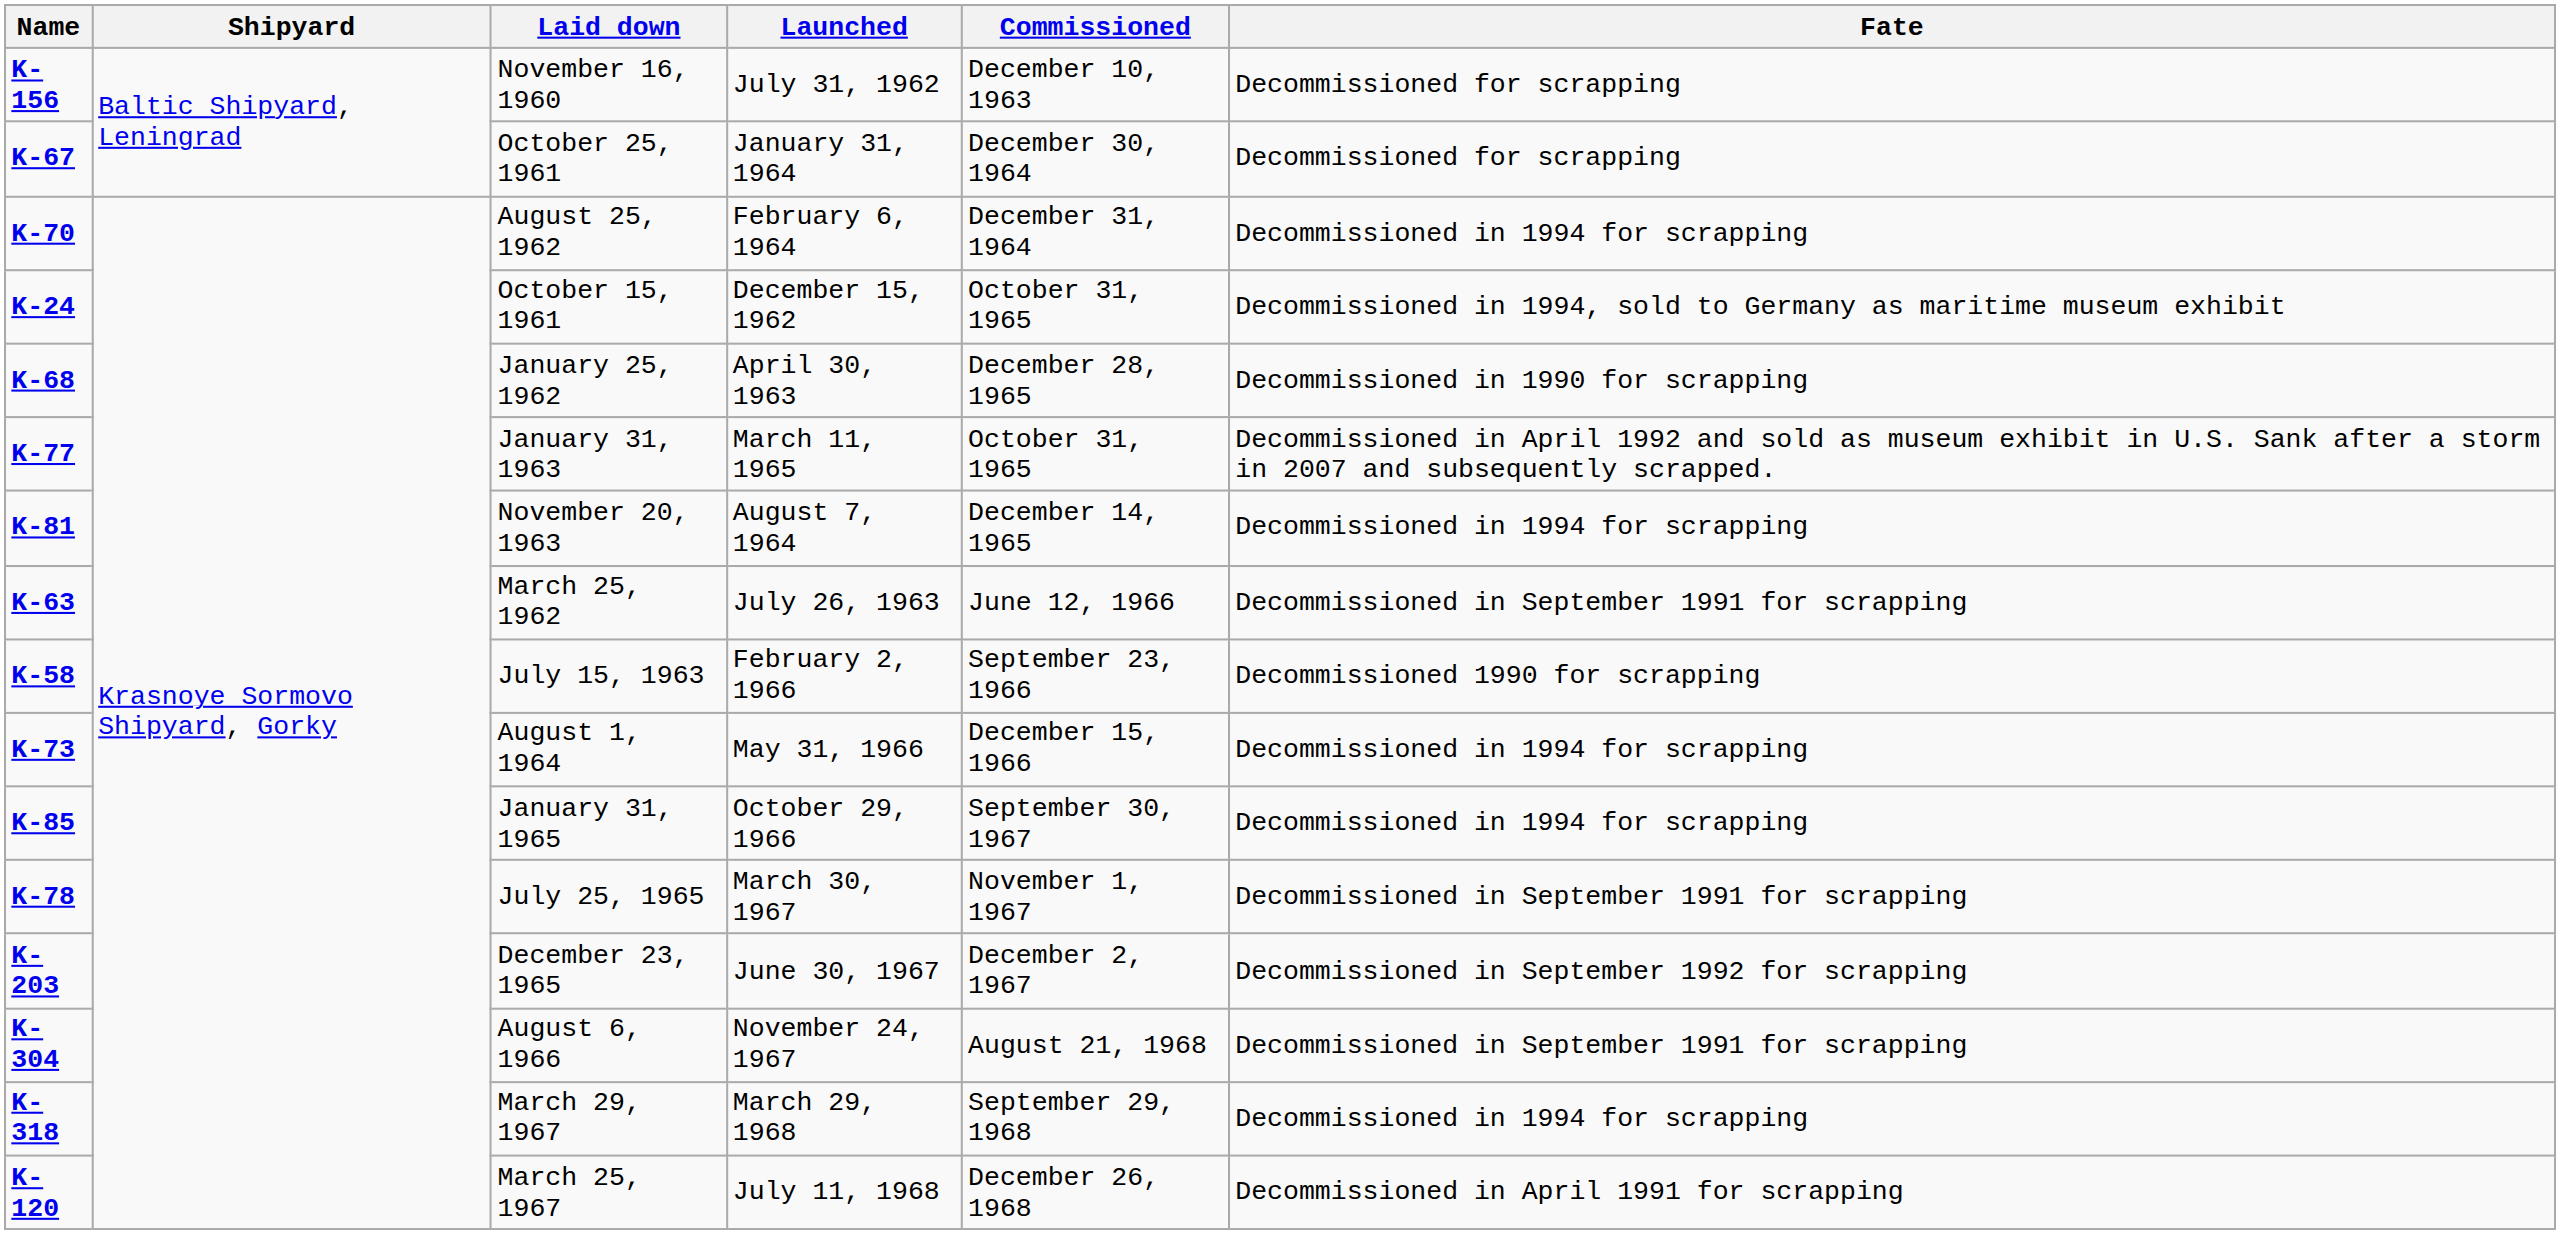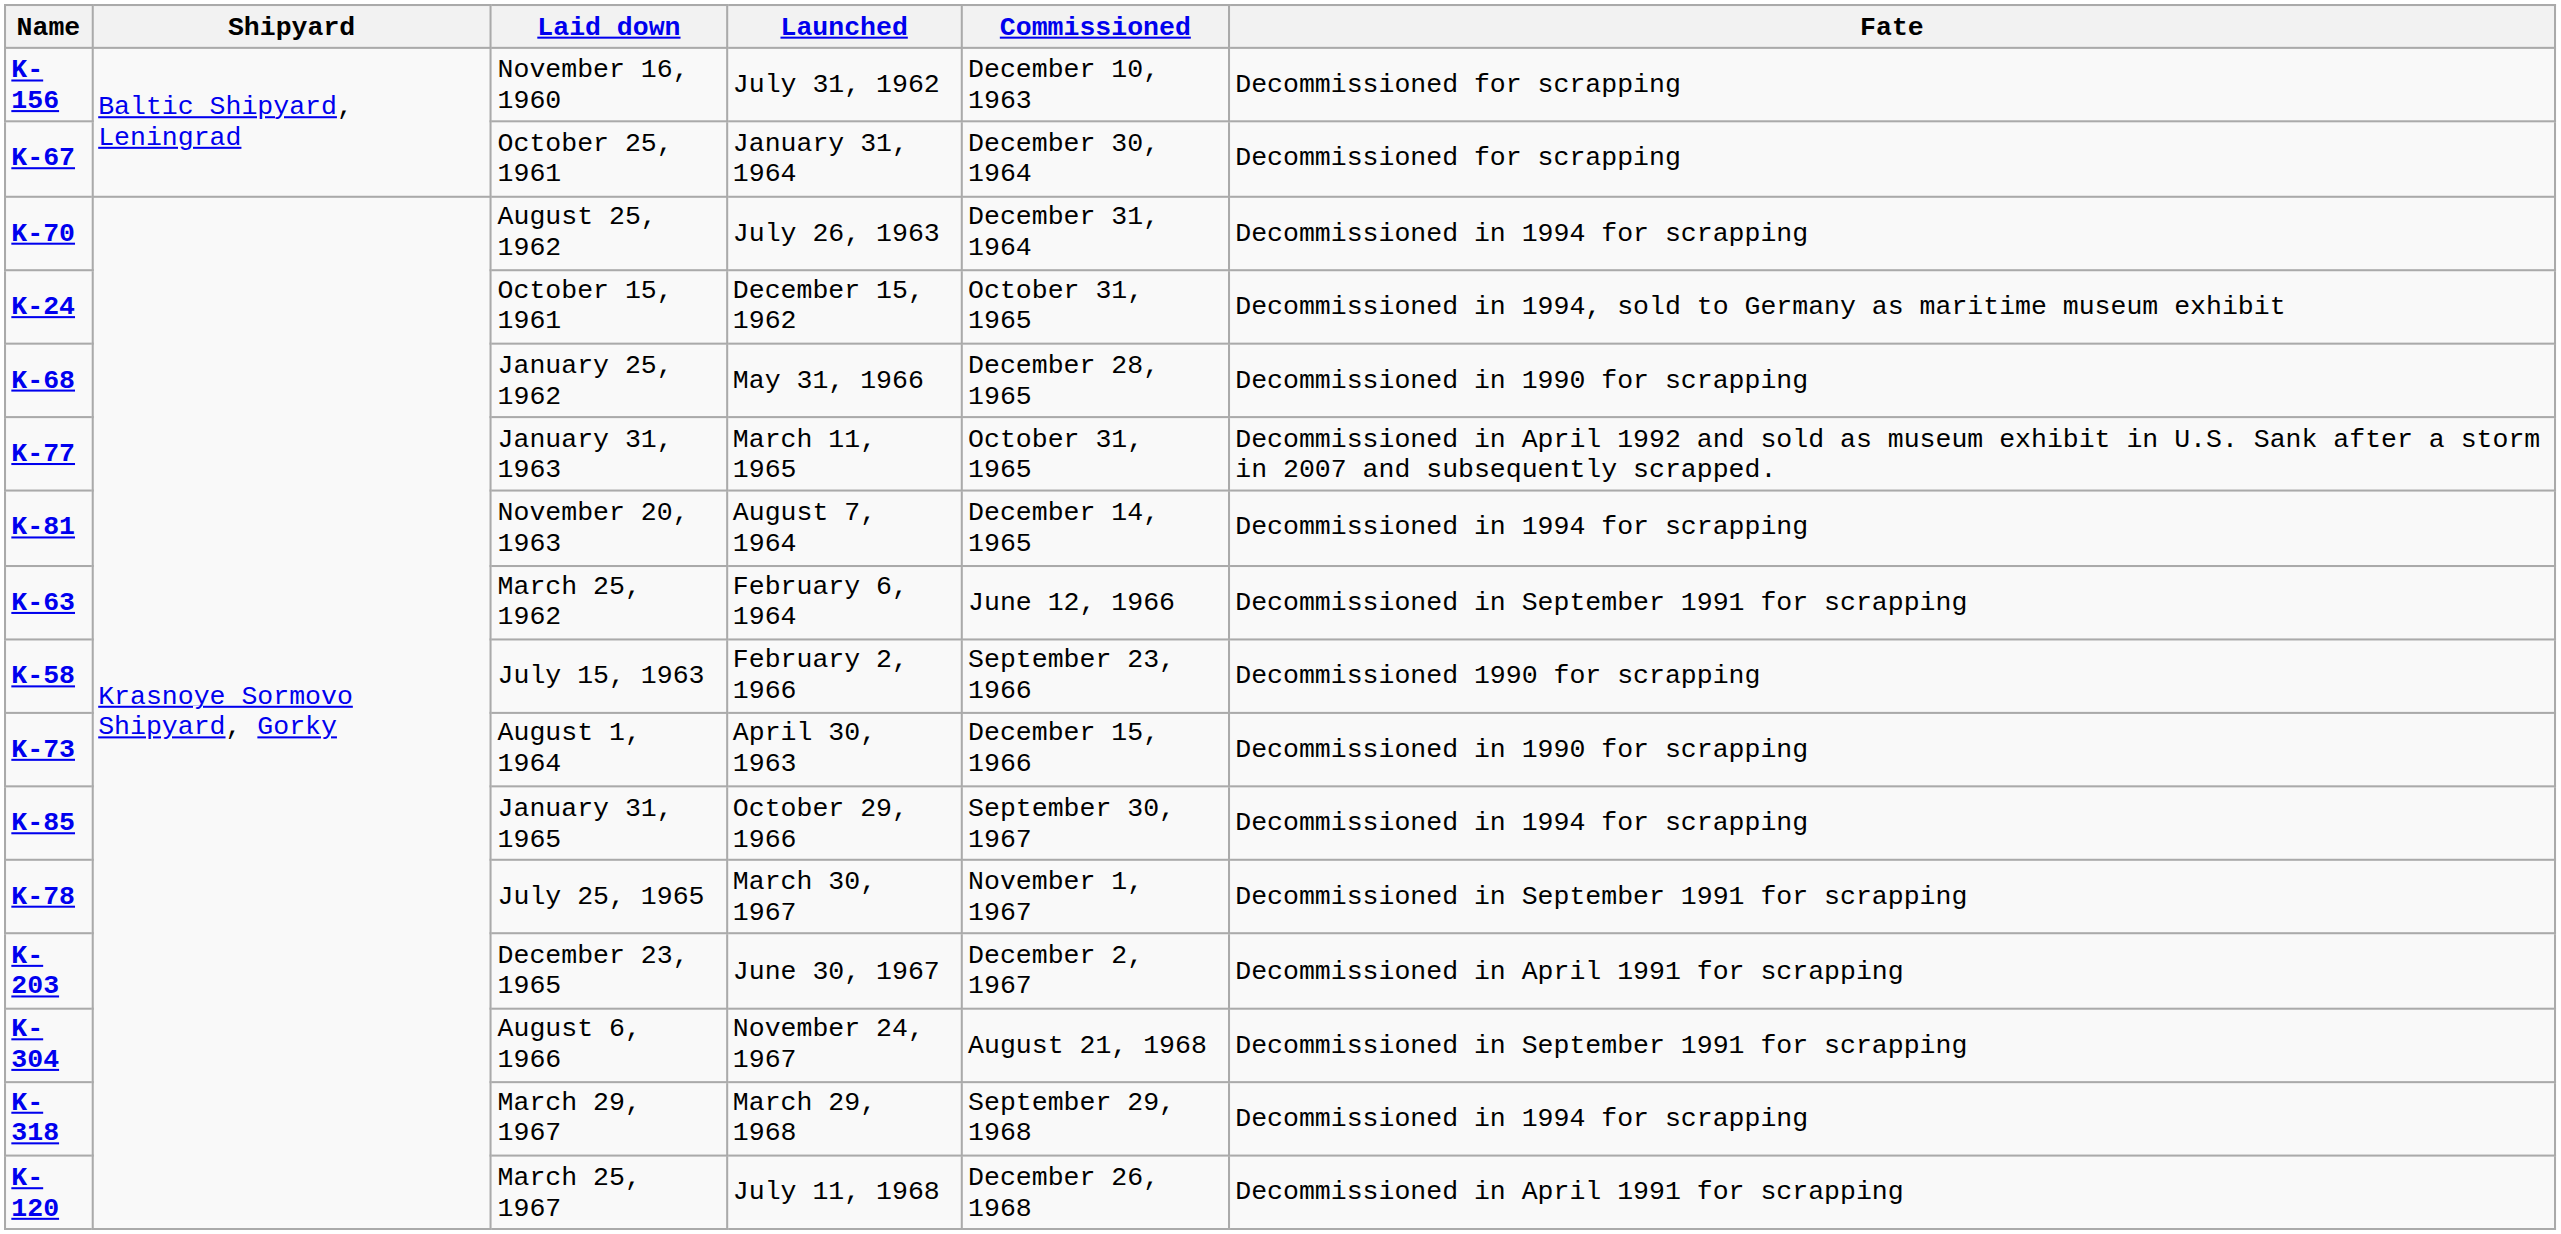(820, 233) February 6, 1964 -> (836, 233) July 26, 1963
(804, 380) April 30, 1963 -> (828, 380) May 31, 1966
(836, 602) July 26, 1963 -> (820, 602) February 6, 1964
(828, 750) May 31, 1966 -> (804, 750) April 30, 1963
(1522, 750) Decommissioned in 1994 for scrapping -> (1522, 750) Decommissioned in 1990 for scrapping
(1601, 971) Decommissioned in September 1992 for scrapping -> (1569, 971) Decommissioned in April 1991 for scrapping
